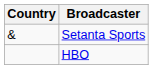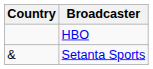rows swapped: (103, 34) <-> (75, 54)
